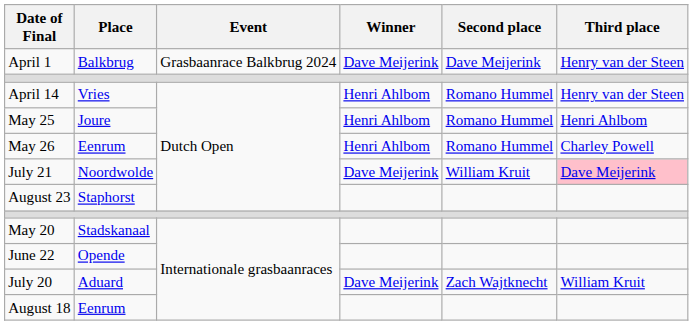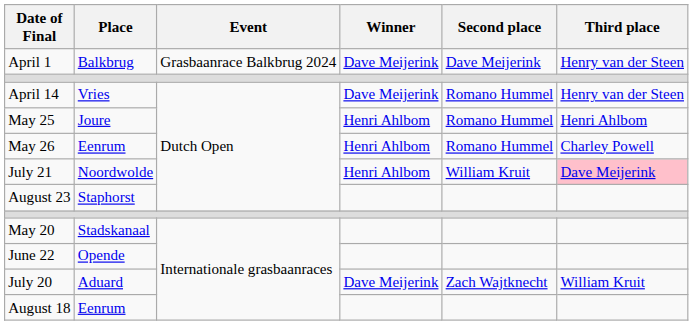(387, 94) Henri Ahlbom -> (391, 94) Dave Meijerink
(391, 171) Dave Meijerink -> (387, 171) Henri Ahlbom
